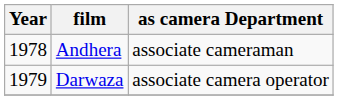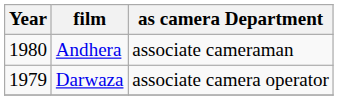(28, 49) 1978 -> (28, 49) 1980
